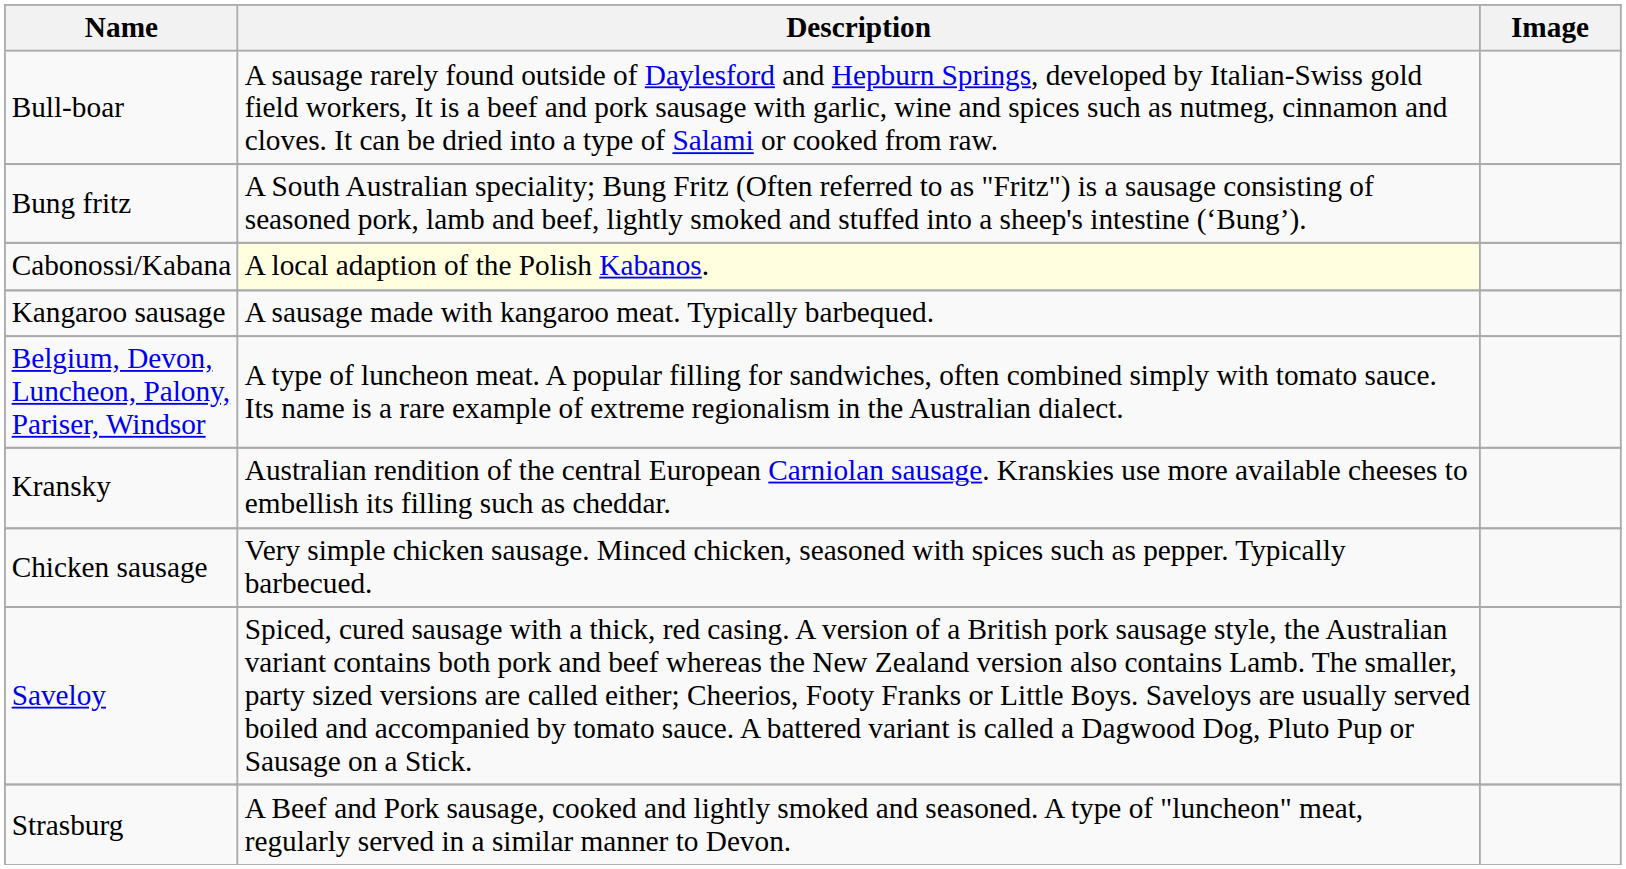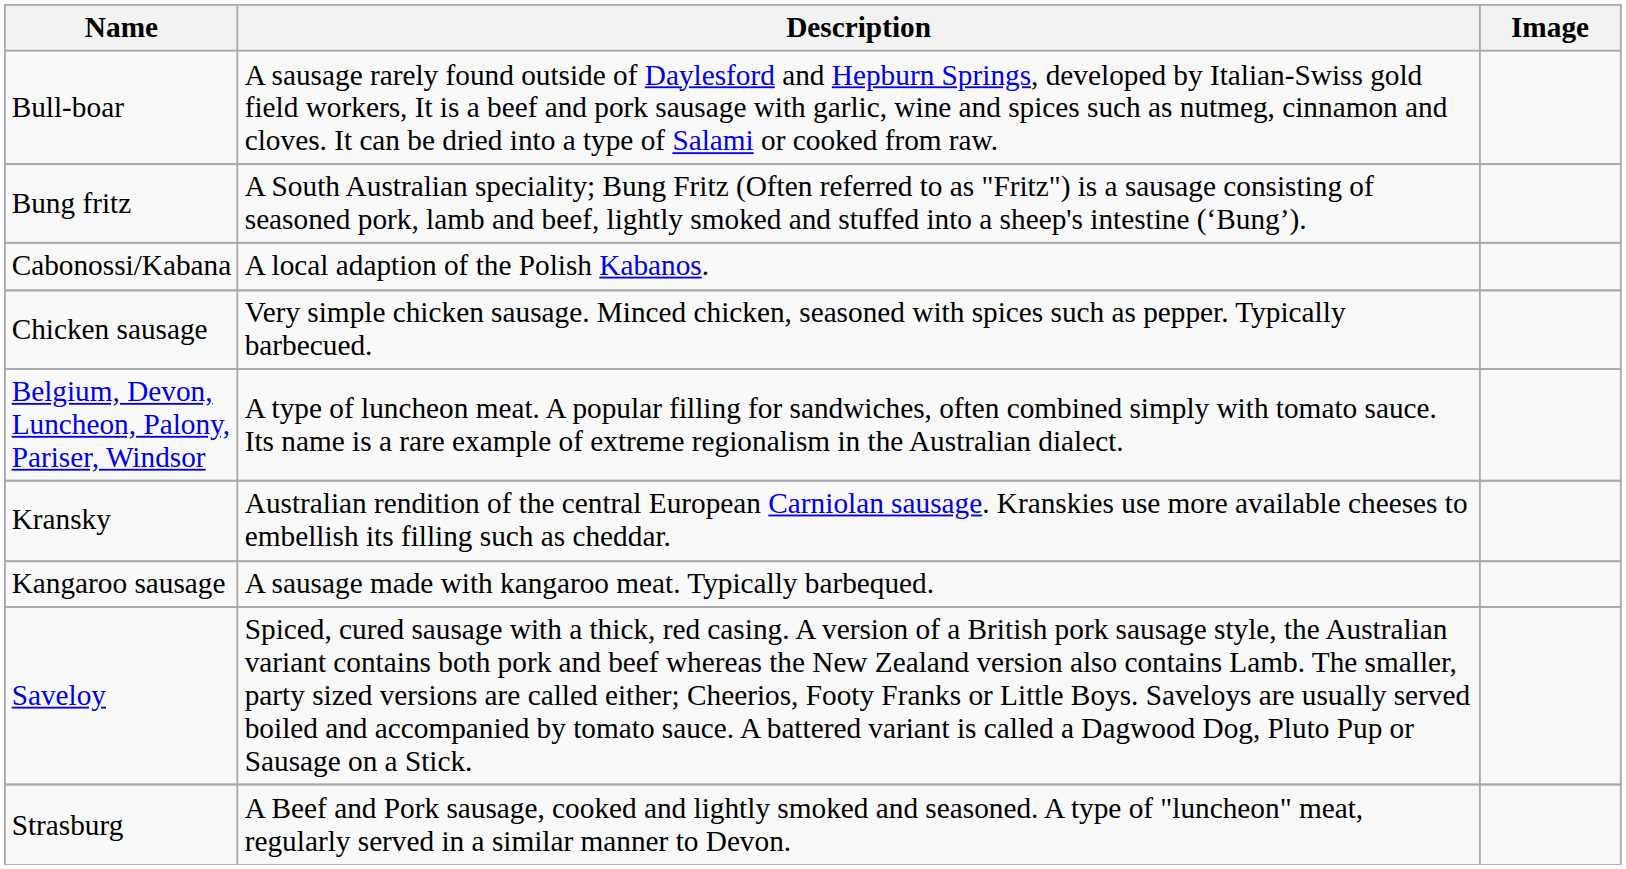(477, 265) lightyellow background -> (477, 265) no background
rows swapped: (110, 566) <-> (119, 312)
